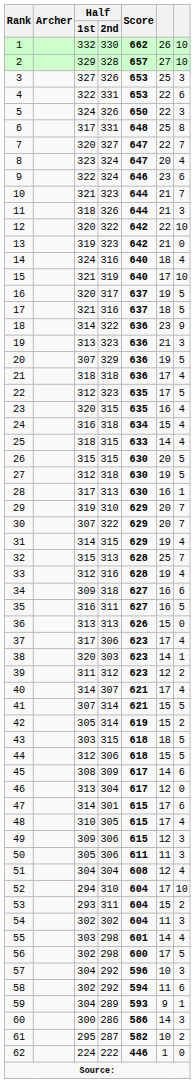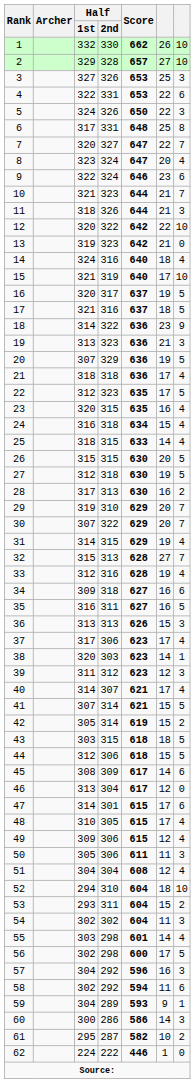(182, 492) 1 -> (182, 492) 2
(165, 558) 25 -> (165, 558) 27
(182, 624) 0 -> (182, 624) 3
(182, 674) 2 -> (182, 674) 3
(182, 839) 3 -> (182, 839) 4
(165, 889) 17 -> (165, 889) 18
(165, 971) 10 -> (165, 971) 16
